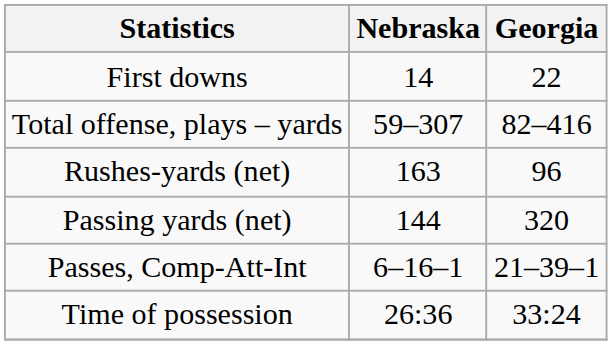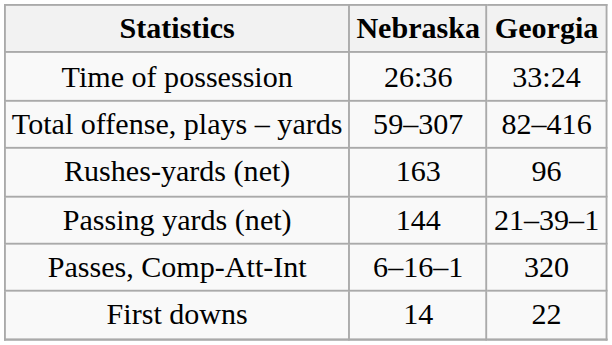rows swapped: (177, 76) <-> (177, 314)
(547, 219) 320 -> (547, 219) 21–39–1
(547, 266) 21–39–1 -> (547, 266) 320
